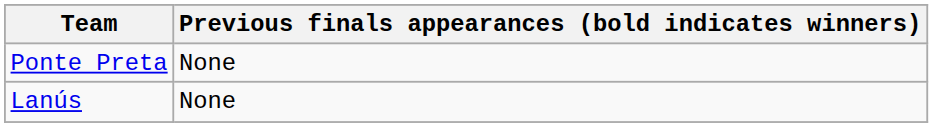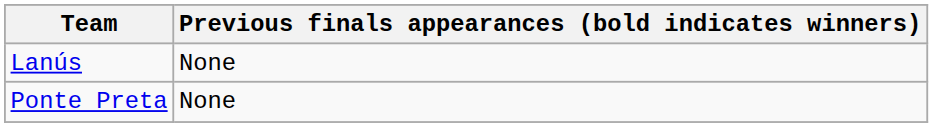rows swapped: (89, 63) <-> (46, 102)
